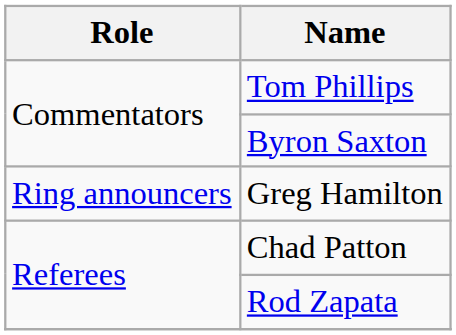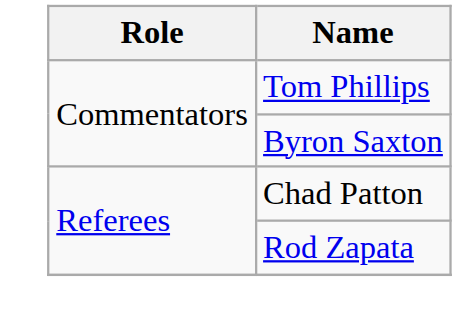- row: (345, 193)
